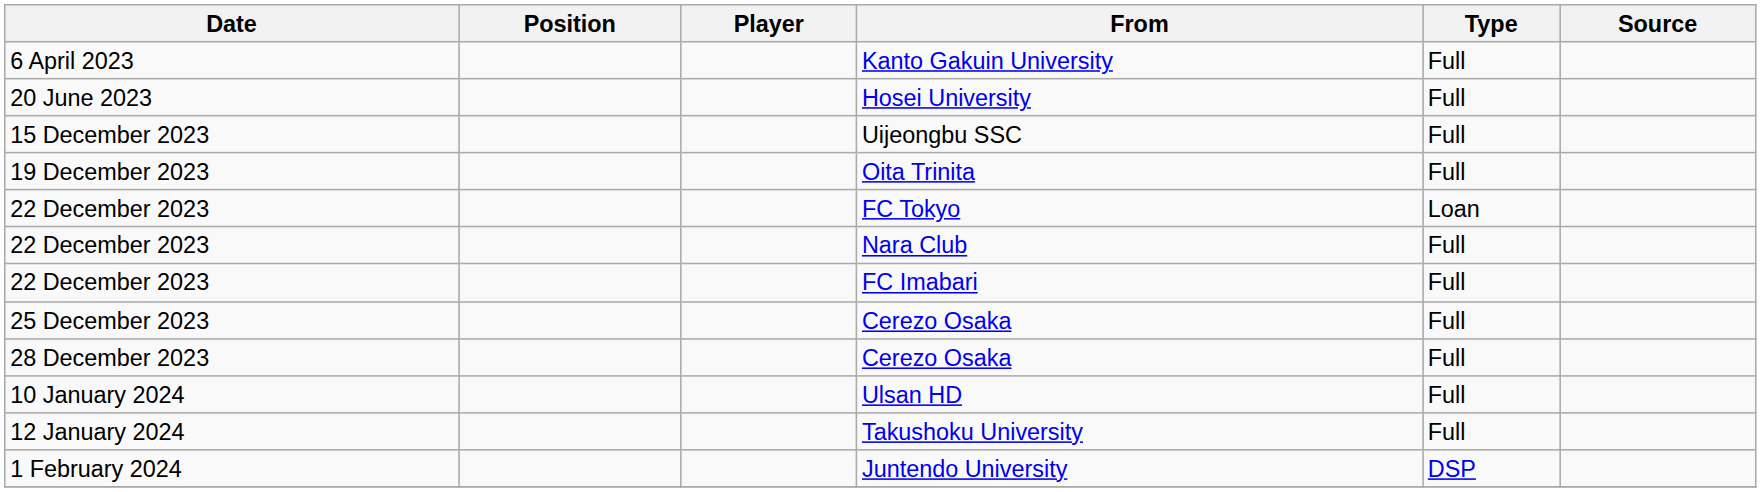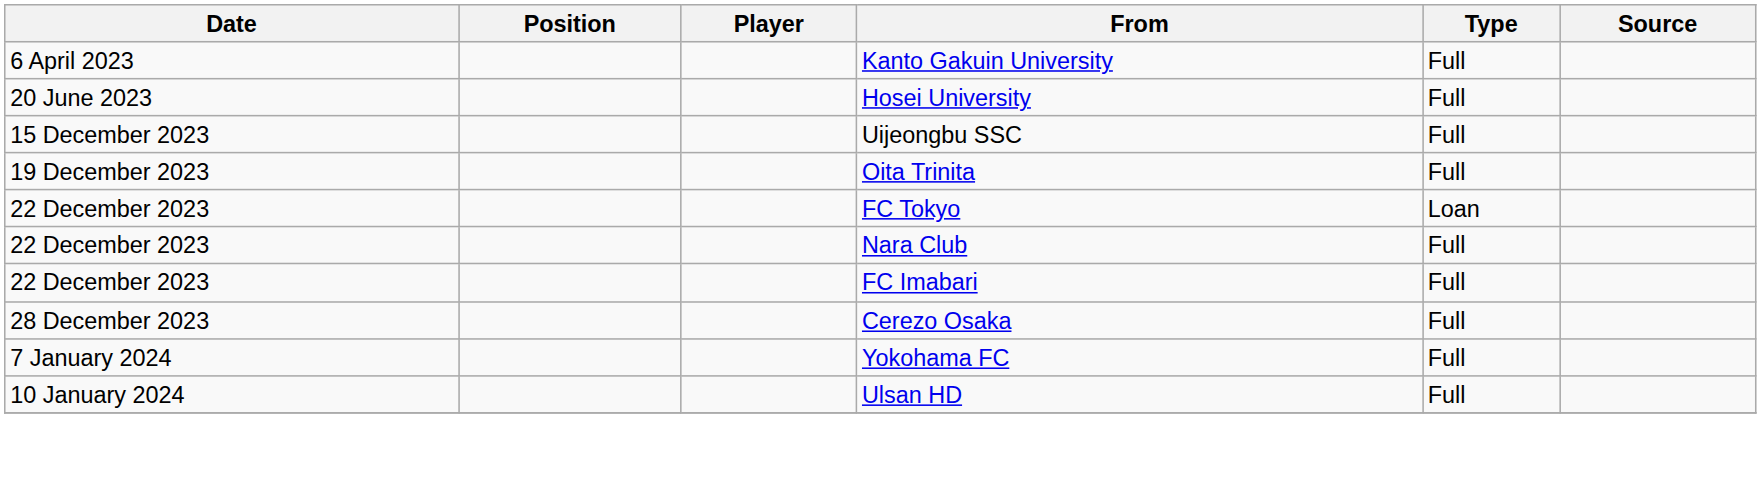- row: (110, 320)
+ row: (91, 357)
- row: (97, 431)
- row: (96, 468)
